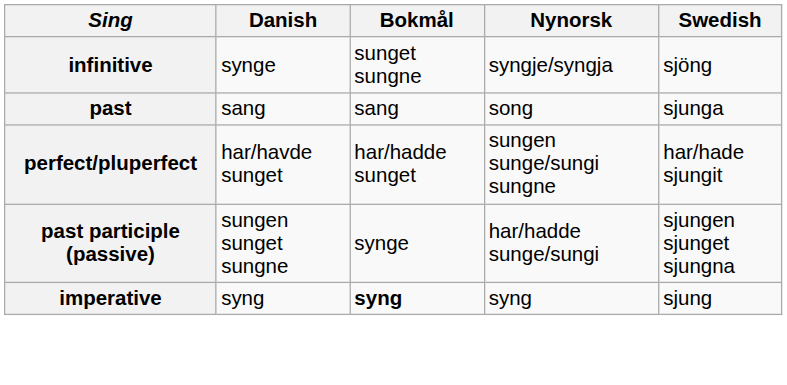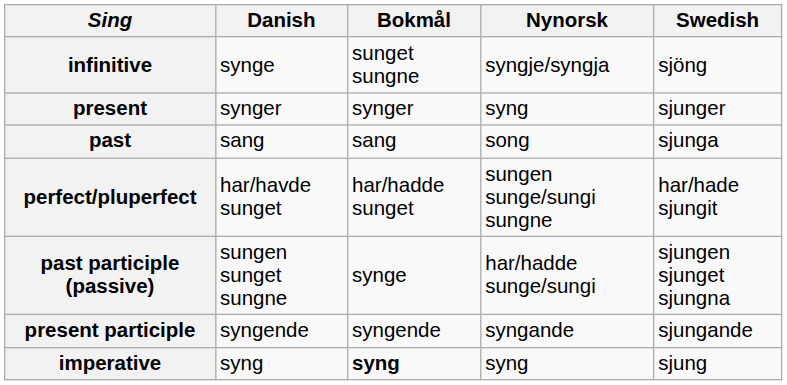+ row: (110, 108)
+ row: (110, 330)
